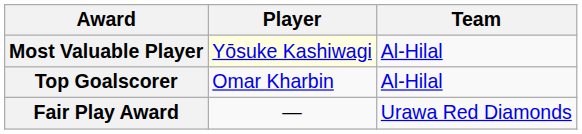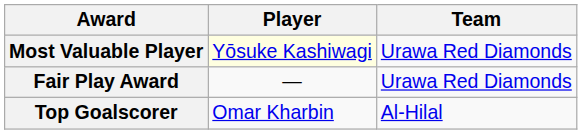(412, 50) Al-Hilal -> (476, 50) Urawa Red Diamonds
rows swapped: (106, 81) <-> (106, 112)
